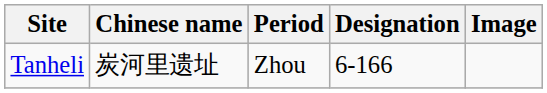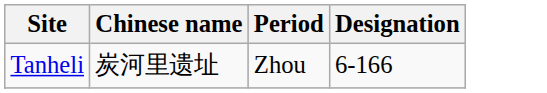- column: (504, 24)
